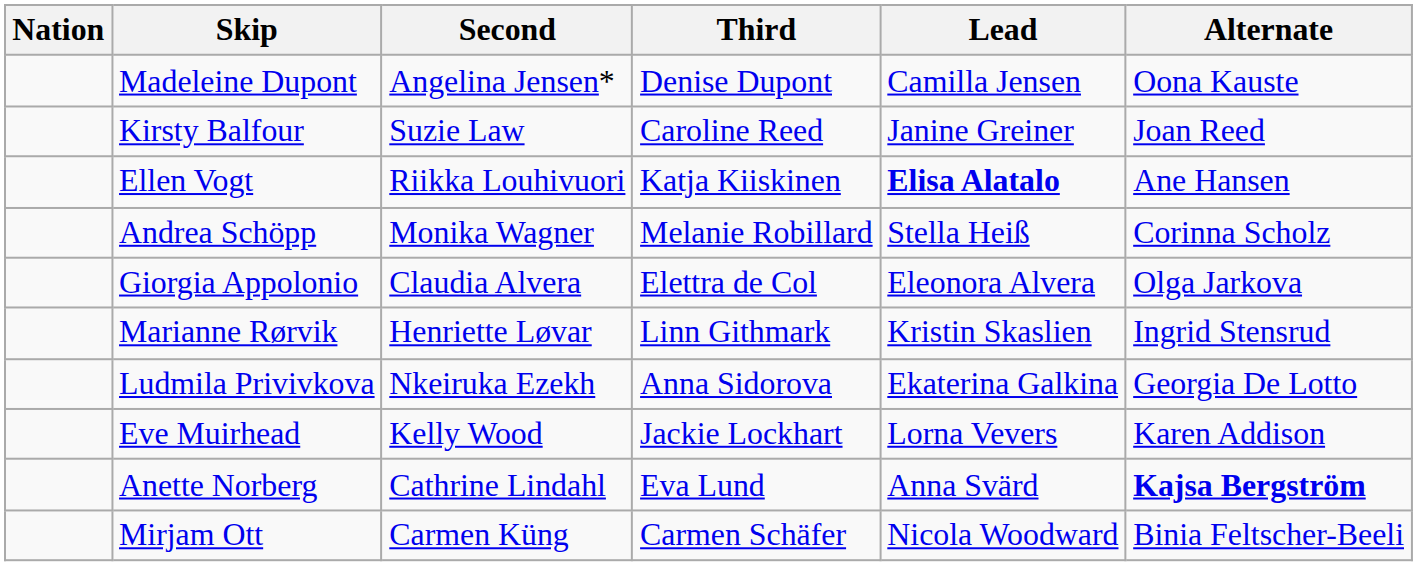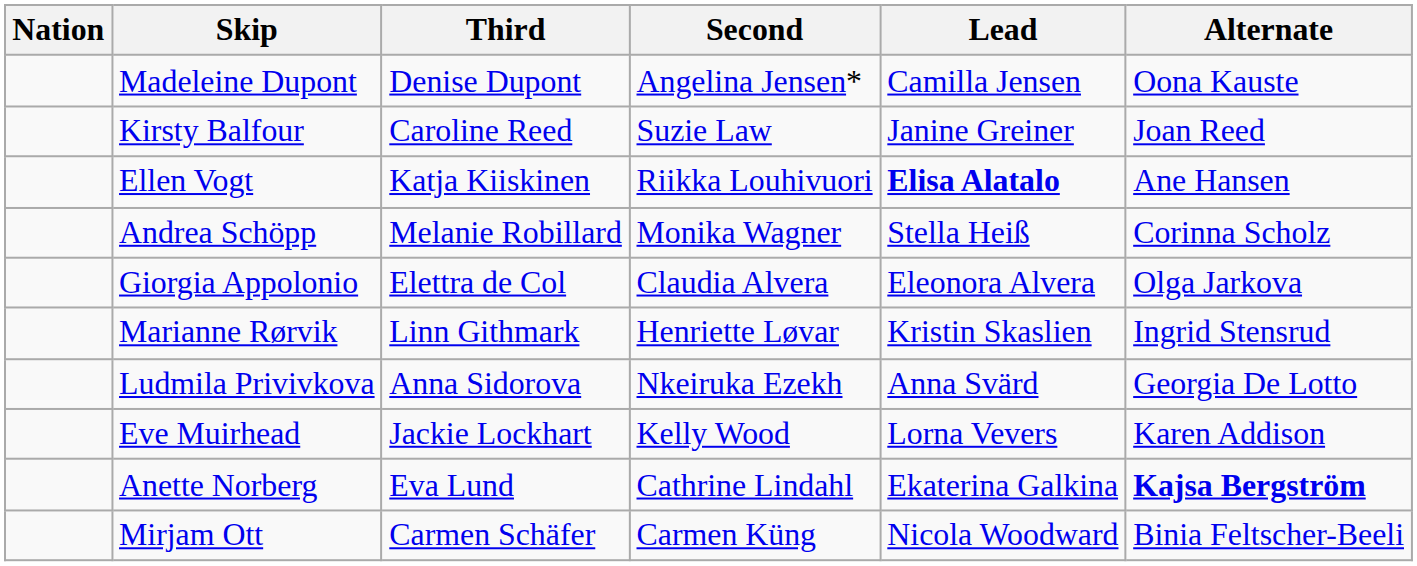columns swapped: (756, 29) <-> (507, 29)
(1003, 383) Ekaterina Galkina -> (963, 383) Anna Svärd
(963, 484) Anna Svärd -> (1003, 484) Ekaterina Galkina
